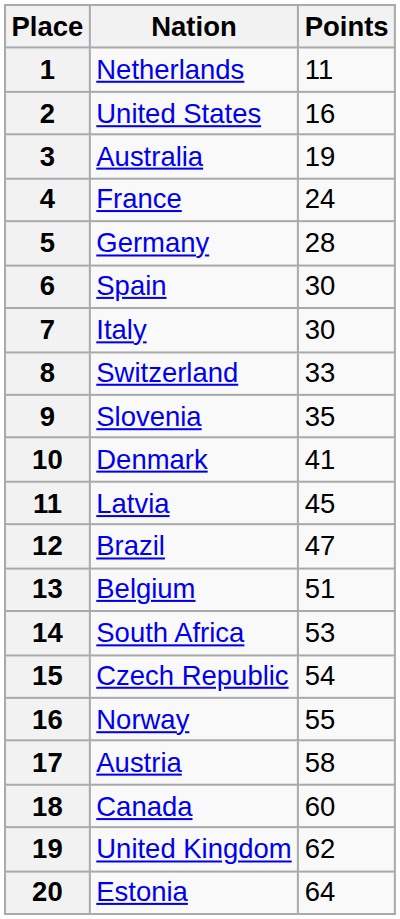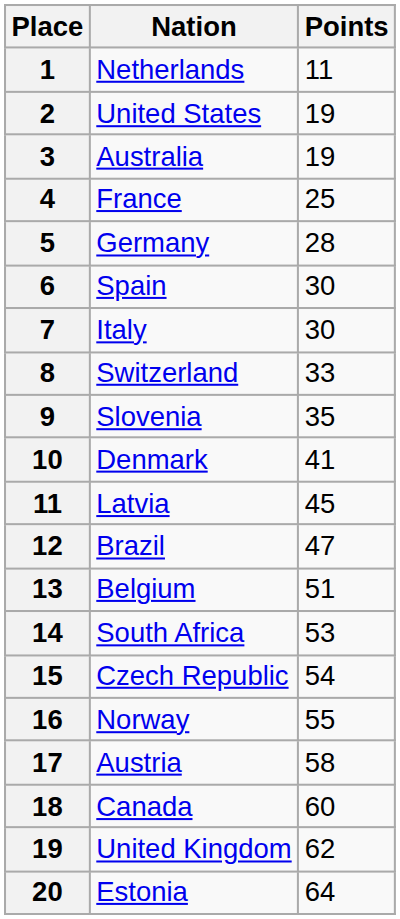(320, 113) 16 -> (320, 113) 19
(320, 199) 24 -> (320, 199) 25
